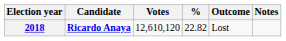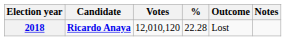(158, 28) 12,610,120 -> (158, 28) 12,010,120
(196, 28) 22.82 -> (196, 28) 22.28
